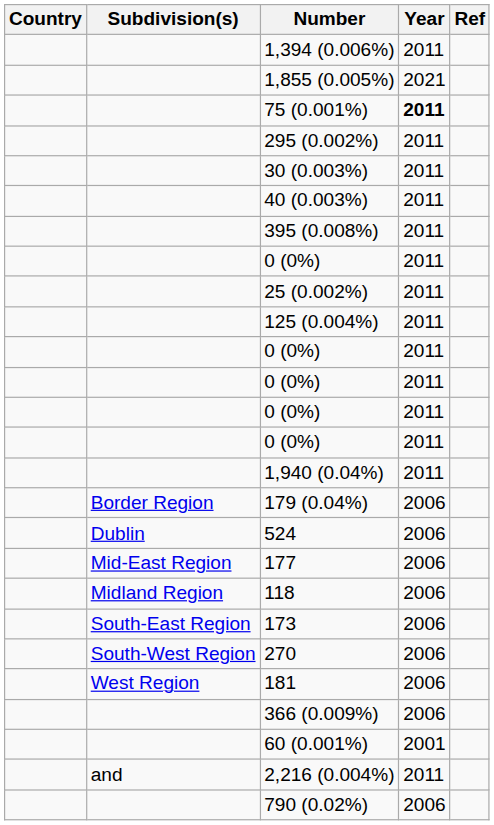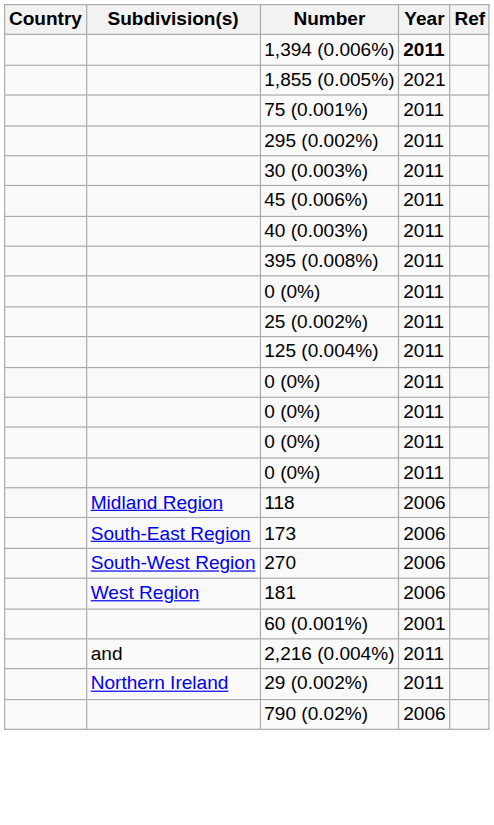(424, 49) normal -> (424, 49) bold
(424, 110) bold -> (424, 110) normal
+ row: (173, 201)
- row: (173, 473)
- row: (152, 502)
- row: (118, 532)
- row: (161, 563)
- row: (173, 714)
+ row: (160, 683)
